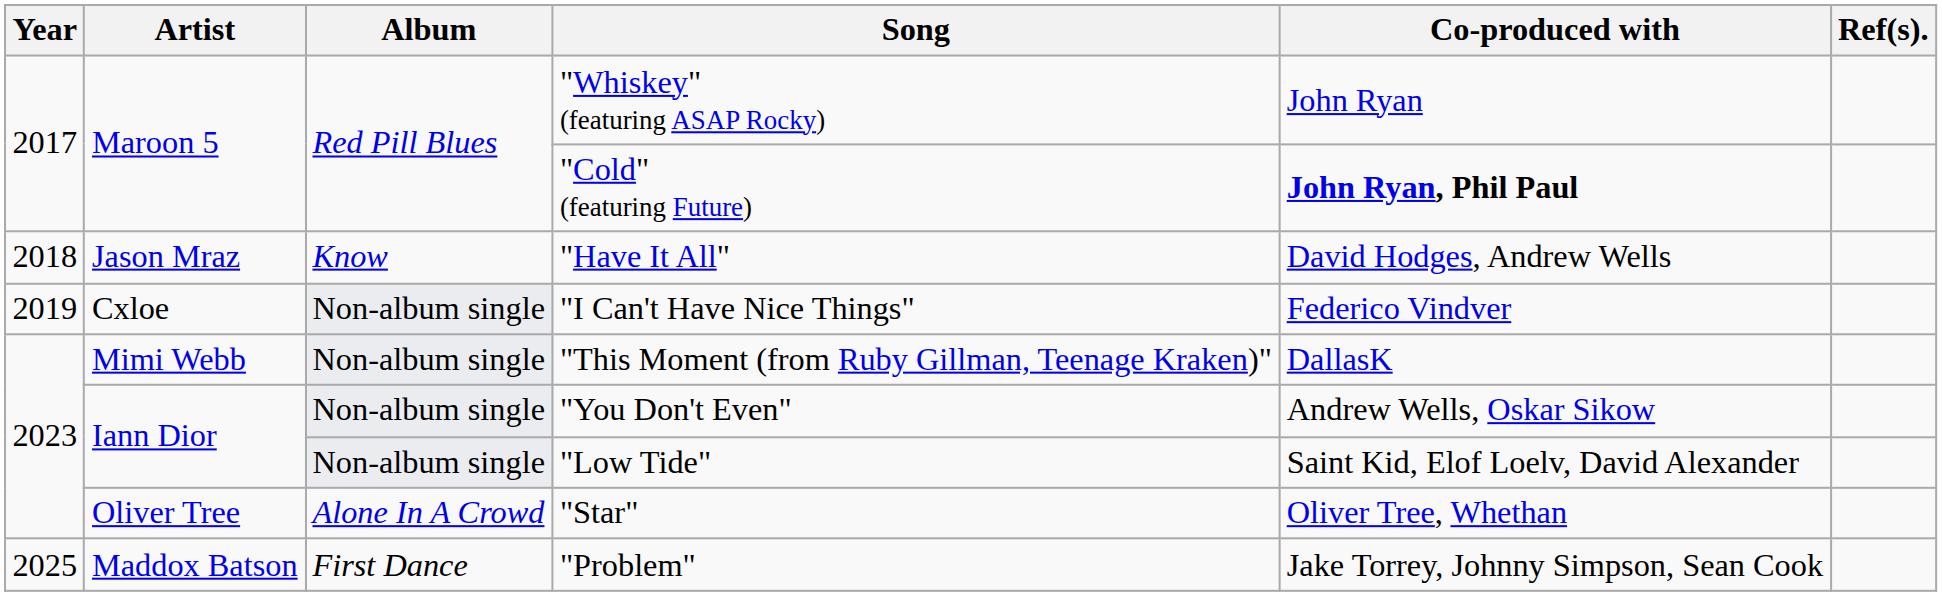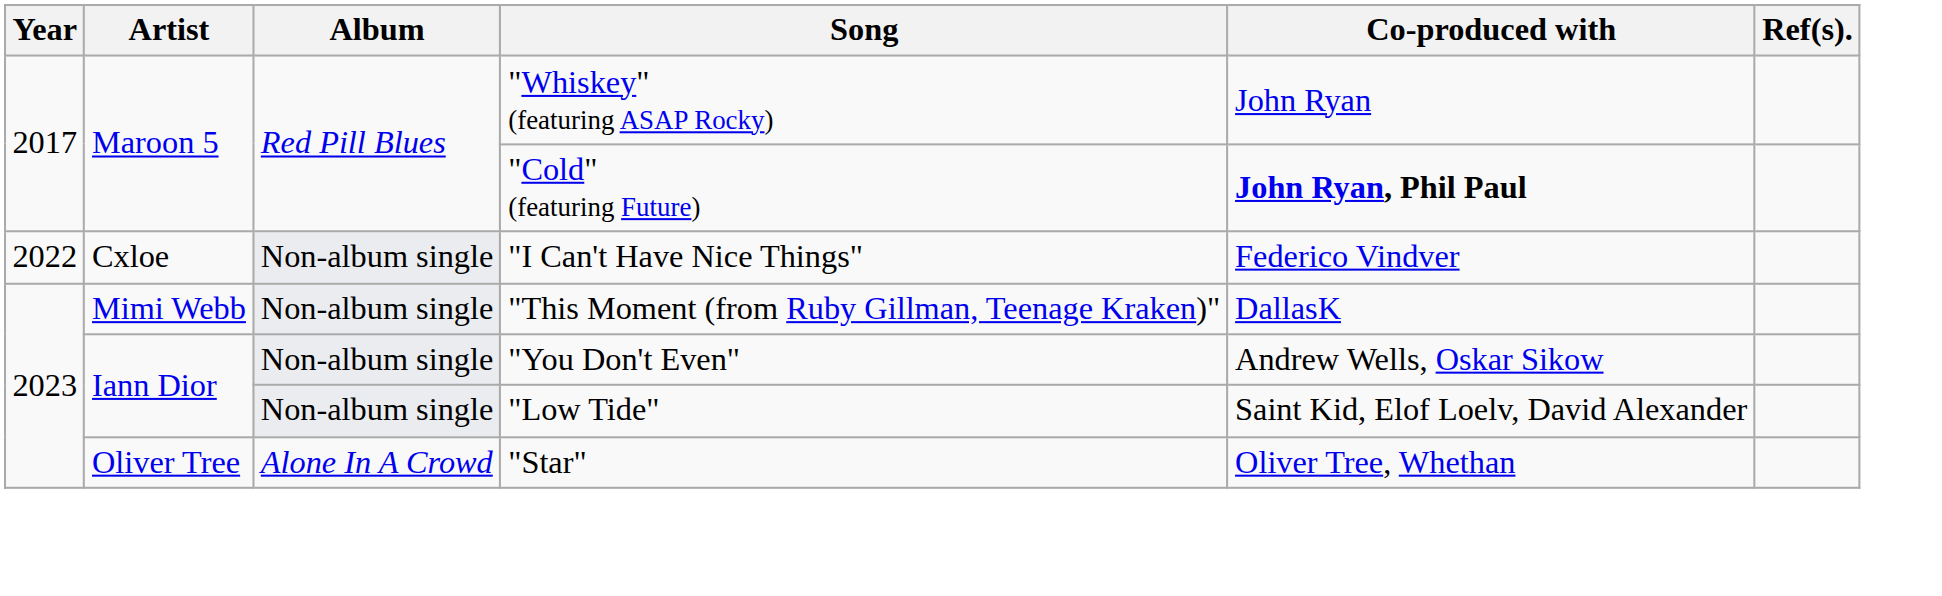- row: (645, 256)
(45, 307) 2019 -> (45, 256) 2022
- row: (628, 564)
